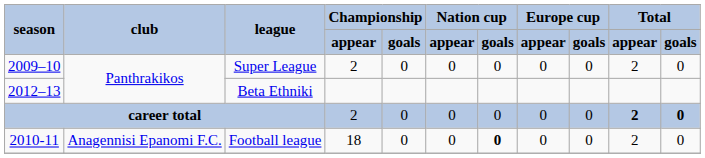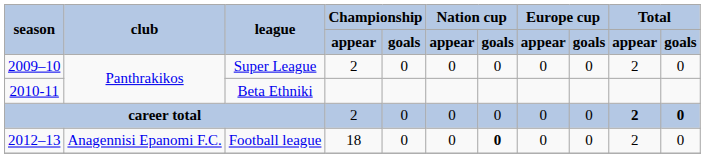(34, 91) 2012–13 -> (34, 91) 2010-11
(34, 140) 2010-11 -> (34, 140) 2012–13
